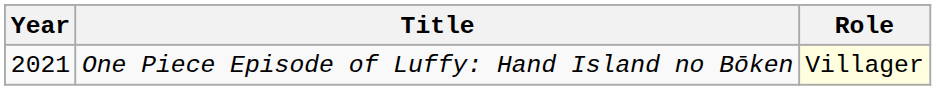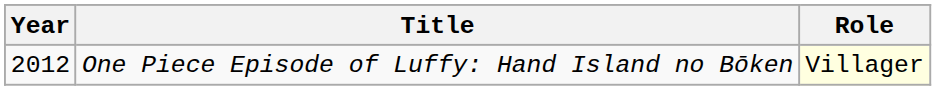(40, 65) 2021 -> (40, 65) 2012
